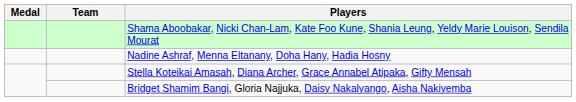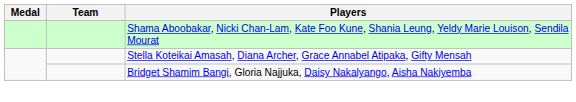- row: (259, 56)
